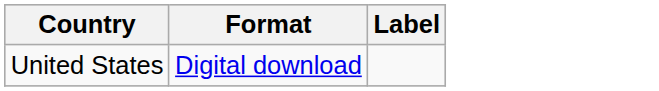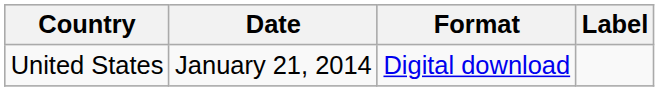+ column: (273, 24)
